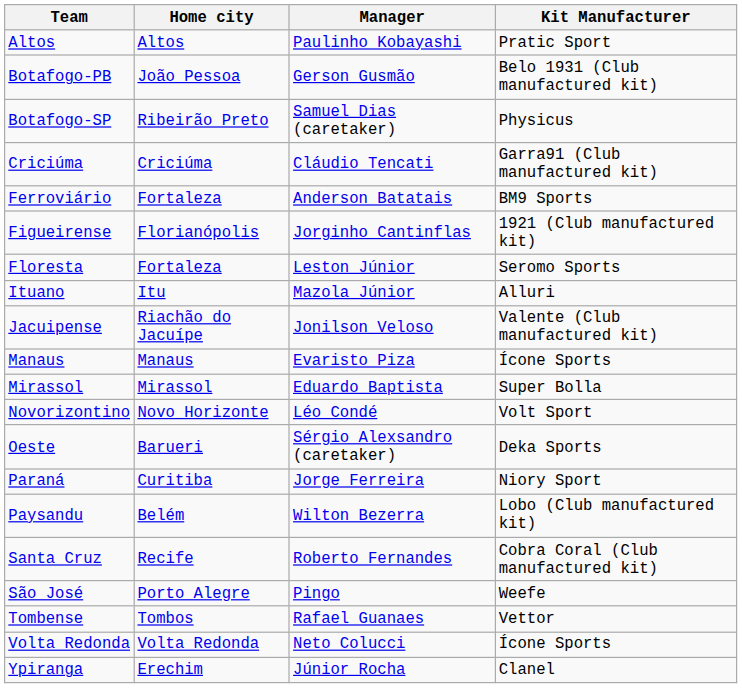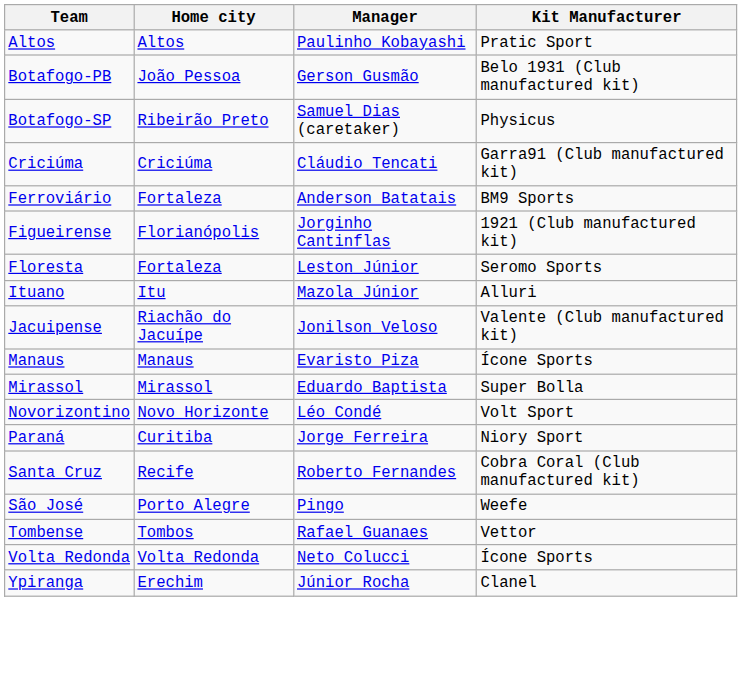- row: (32, 447)
- row: (46, 516)
